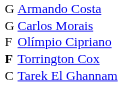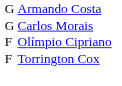(9, 59) bold -> (8, 59) normal
- row: (68, 75)
